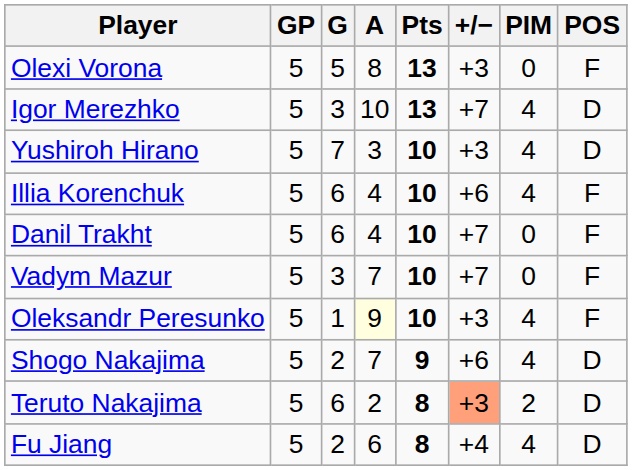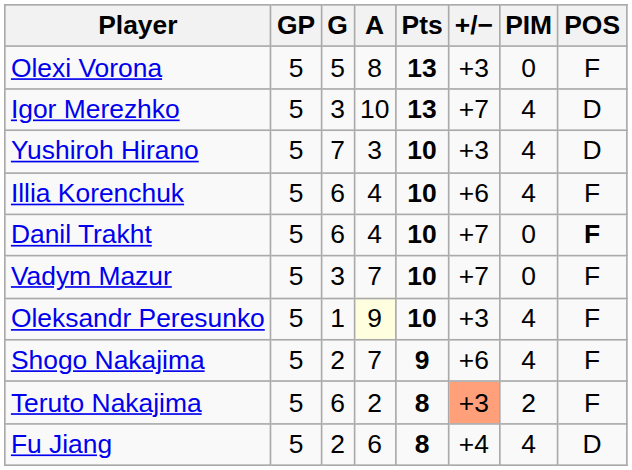(592, 234) normal -> (592, 234) bold
(592, 360) D -> (592, 360) F
(592, 402) D -> (592, 402) F
